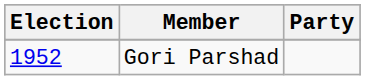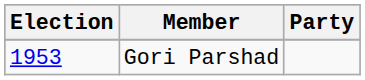(36, 58) 1952 -> (36, 58) 1953
